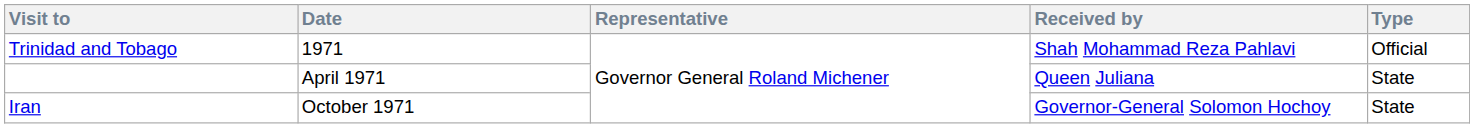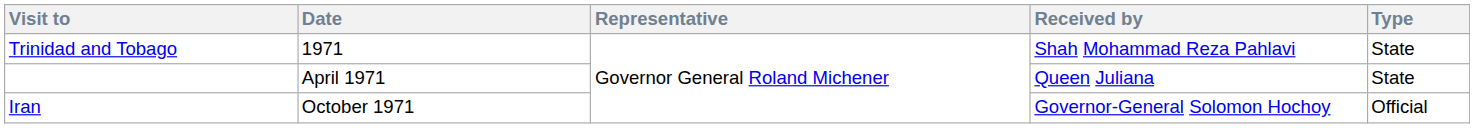(1400, 48) Official -> (1393, 48) State
(1393, 107) State -> (1400, 107) Official
